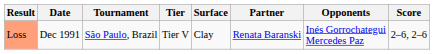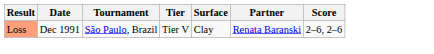- column: (346, 12)
